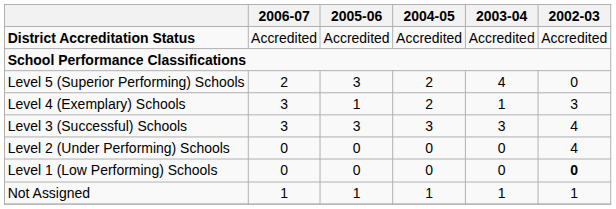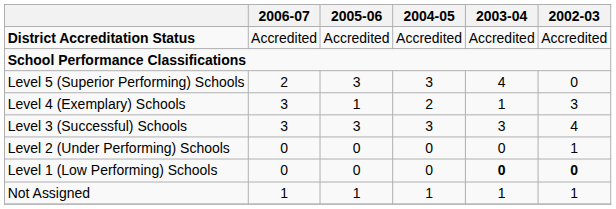(429, 82) 2 -> (429, 82) 3
(574, 149) 4 -> (574, 149) 1
(502, 171) normal -> (502, 171) bold
